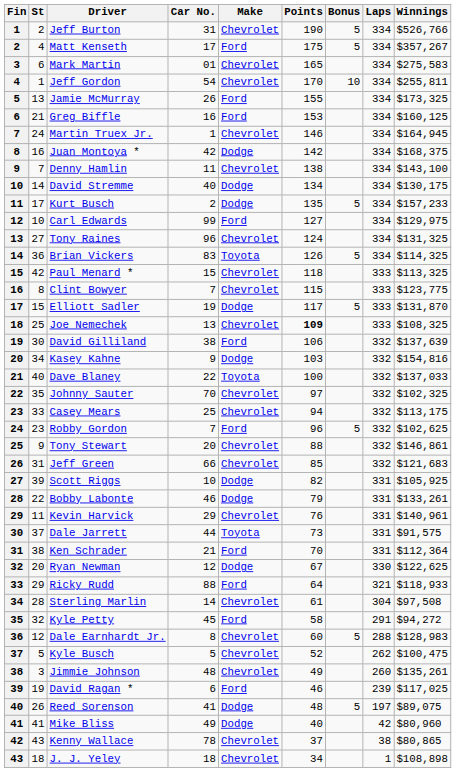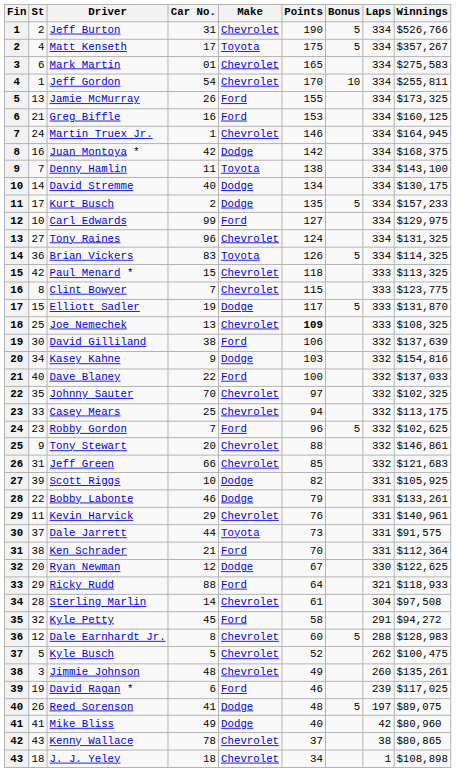(234, 48) Ford -> (240, 48) Toyota
(250, 170) Chevrolet -> (240, 170) Toyota
(240, 378) Toyota -> (234, 378) Ford
